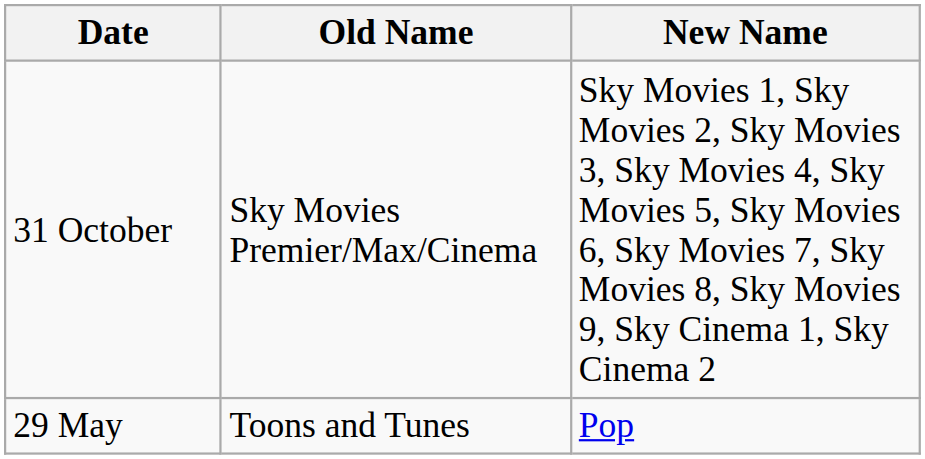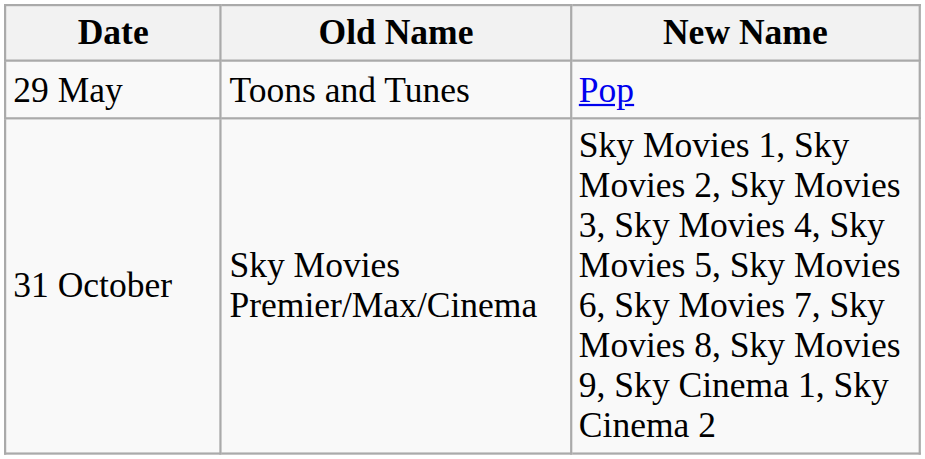rows swapped: (68, 425) <-> (93, 228)
